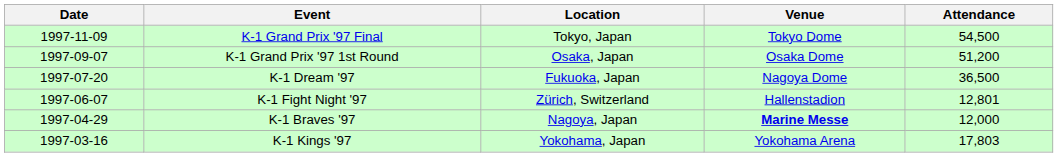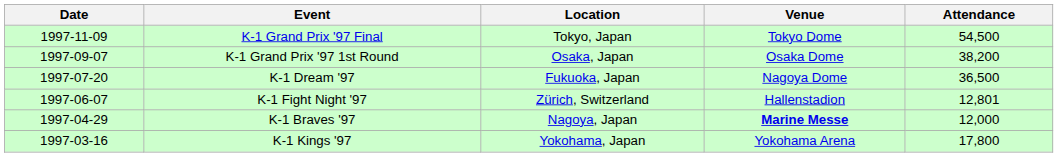(979, 57) 51,200 -> (979, 57) 38,200
(979, 141) 17,803 -> (979, 141) 17,800
